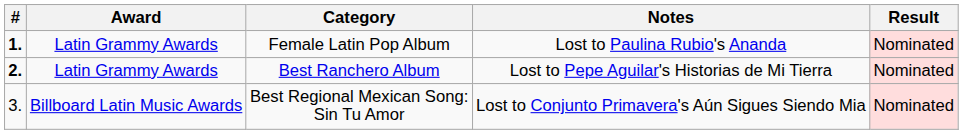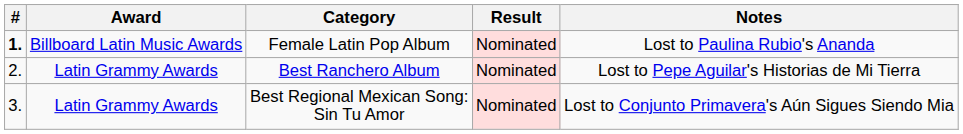columns swapped: (914, 17) <-> (671, 17)
(136, 44) Latin Grammy Awards -> (136, 44) Billboard Latin Music Awards
(15, 70) bold -> (15, 70) normal
(136, 106) Billboard Latin Music Awards -> (136, 106) Latin Grammy Awards
